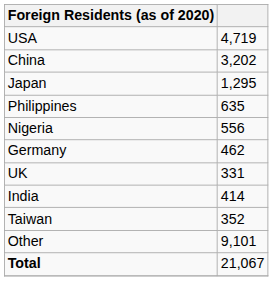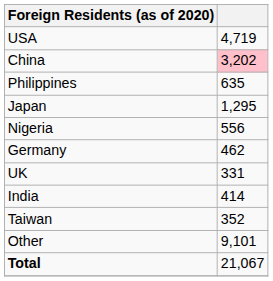(239, 60) no background -> (239, 60) pink background
rows swapped: (27, 83) <-> (42, 106)
